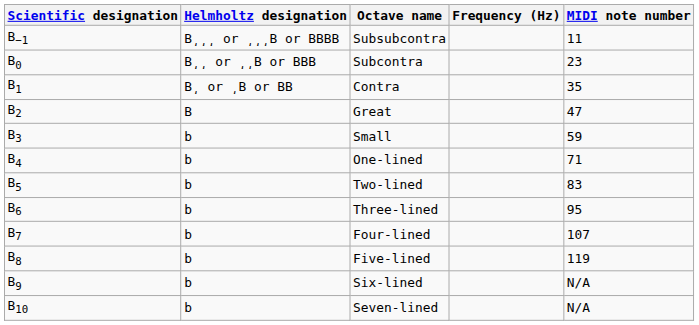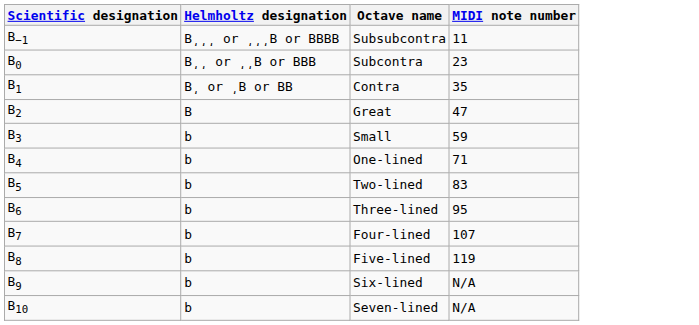- column: (506, 15)
